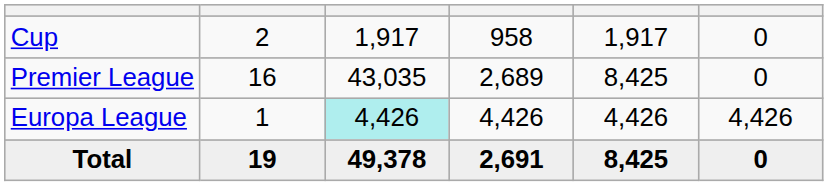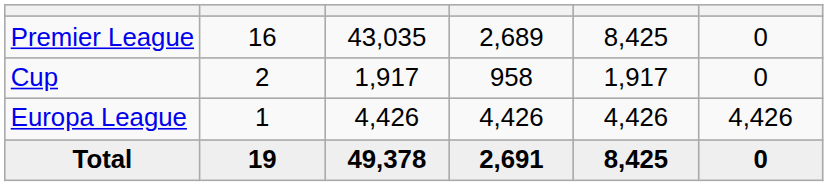rows swapped: (102, 77) <-> (34, 36)
(387, 118) paleturquoise background -> (387, 118) no background
